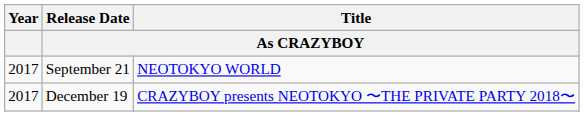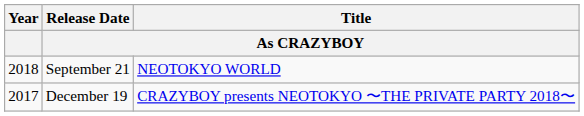(23, 69) 2017 -> (23, 69) 2018
